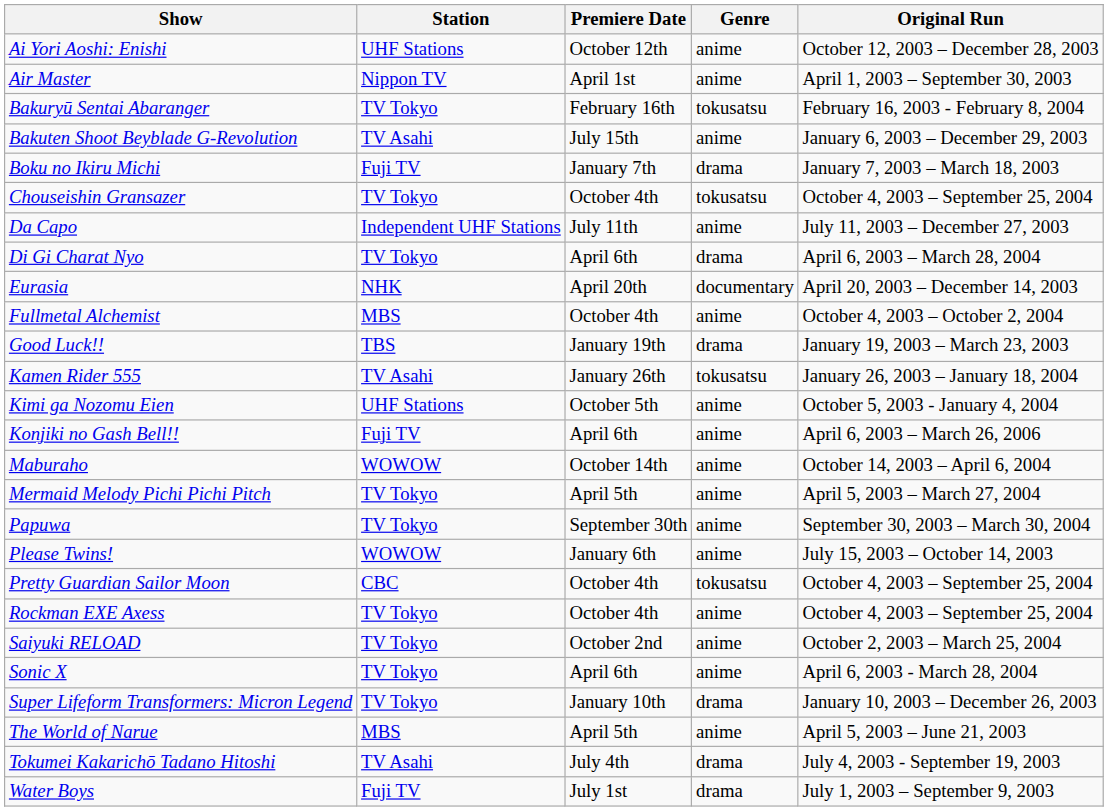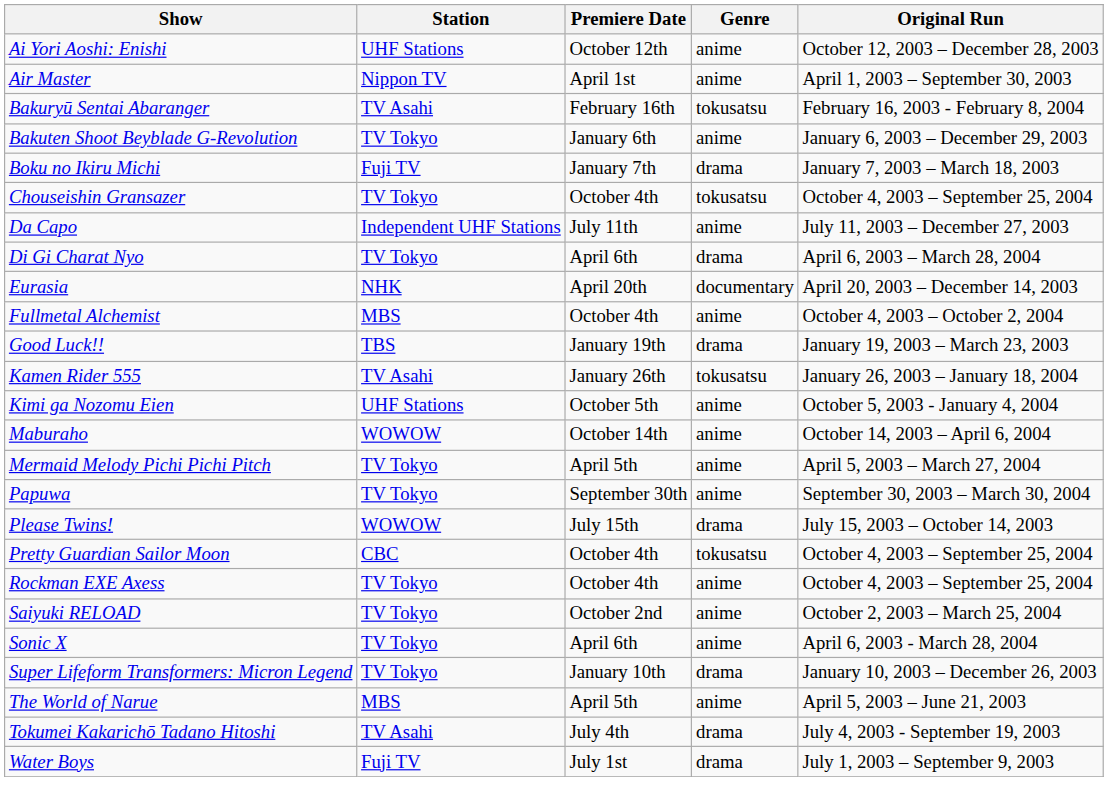(399, 108) TV Tokyo -> (397, 108) TV Asahi
(397, 138) TV Asahi -> (399, 138) TV Tokyo
(604, 138) July 15th -> (613, 138) January 6th
- row: (94, 434)
(613, 553) January 6th -> (604, 524) July 15th
(719, 553) anime -> (719, 524) drama
